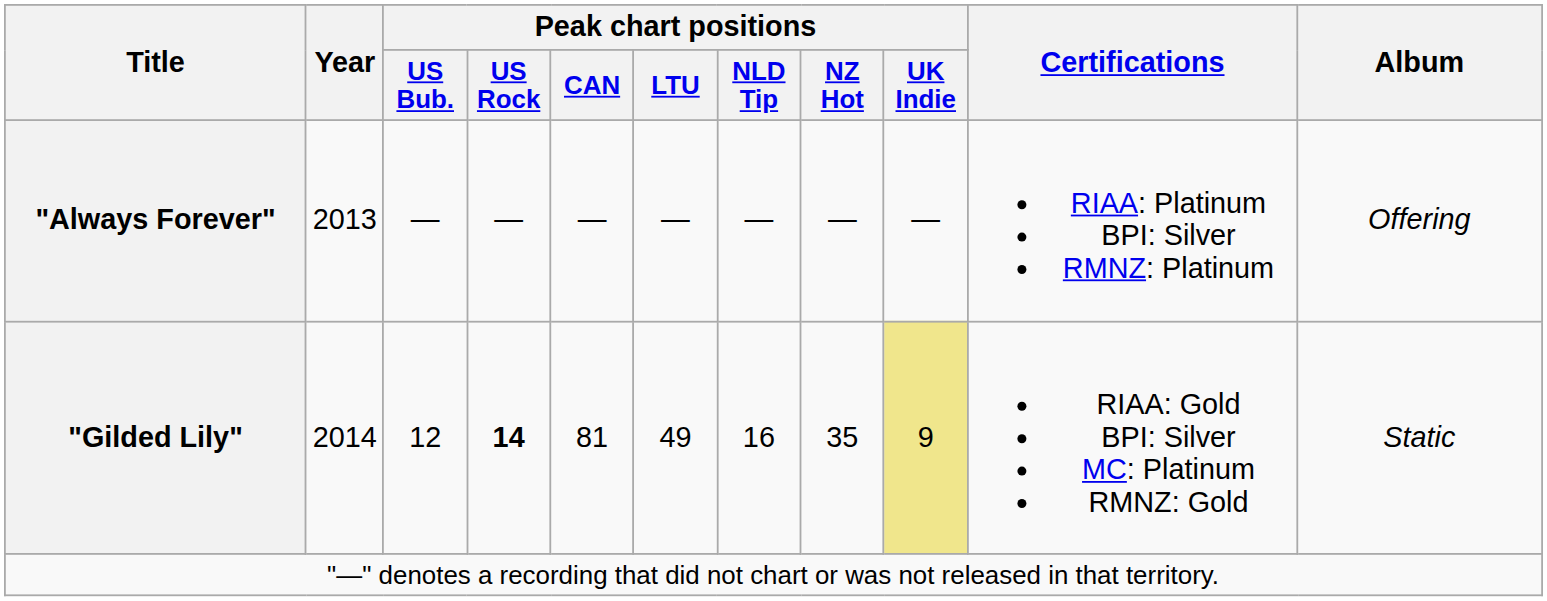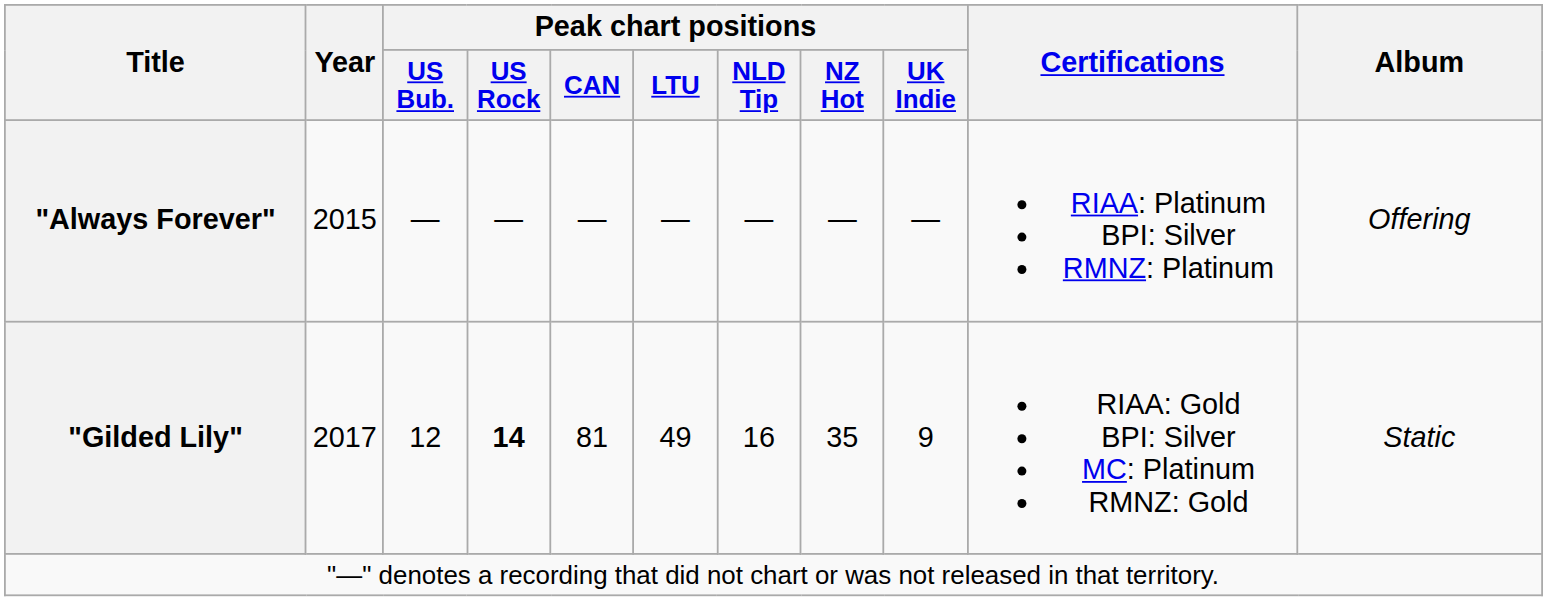(345, 220) 2013 -> (345, 220) 2015
(345, 436) 2014 -> (345, 436) 2017
(926, 436) khaki background -> (926, 436) no background
